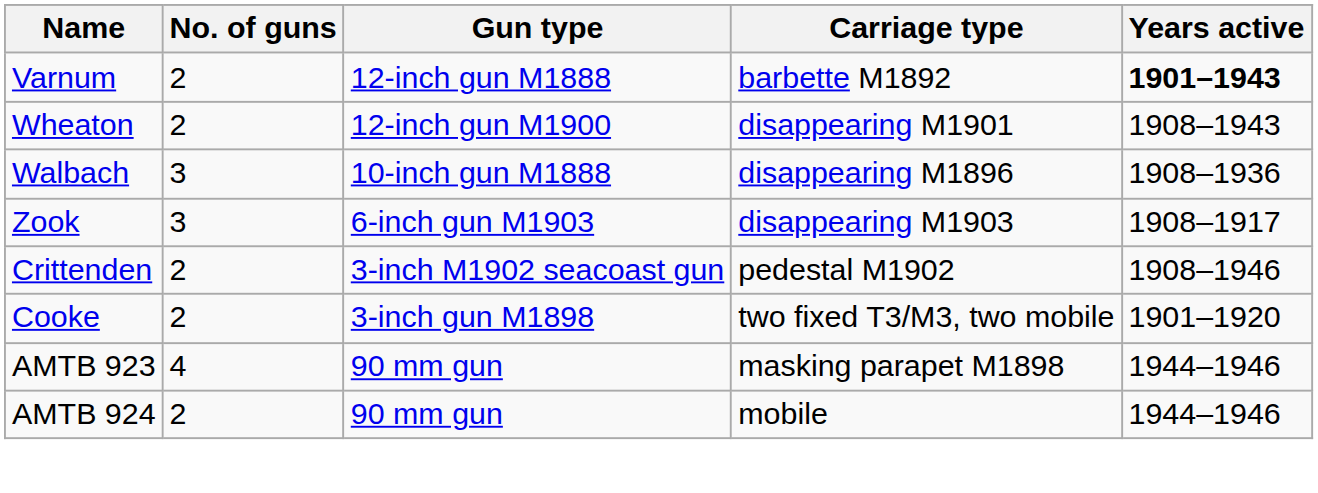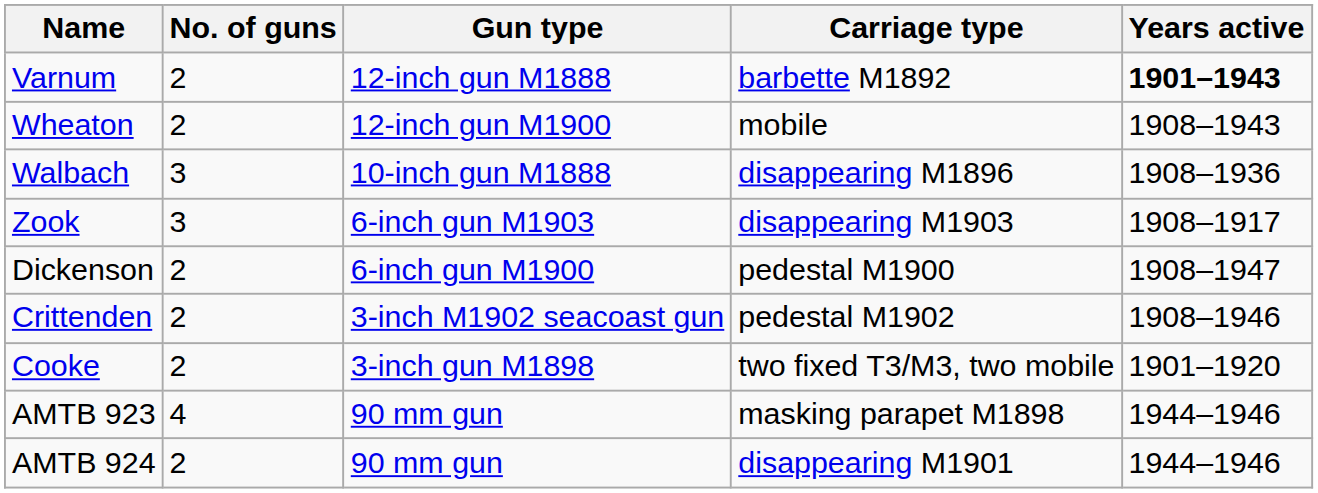(876, 125) disappearing M1901 -> (783, 125) mobile
+ row: (83, 269)
(783, 414) mobile -> (876, 462) disappearing M1901
